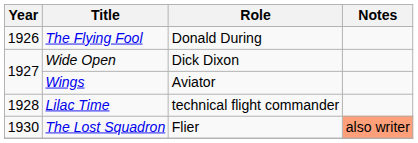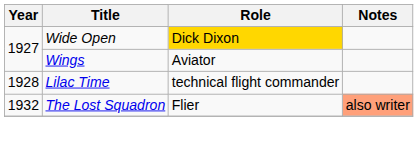- row: (94, 37)
(205, 60) no background -> (205, 37) gold background
(23, 127) 1930 -> (23, 104) 1932
